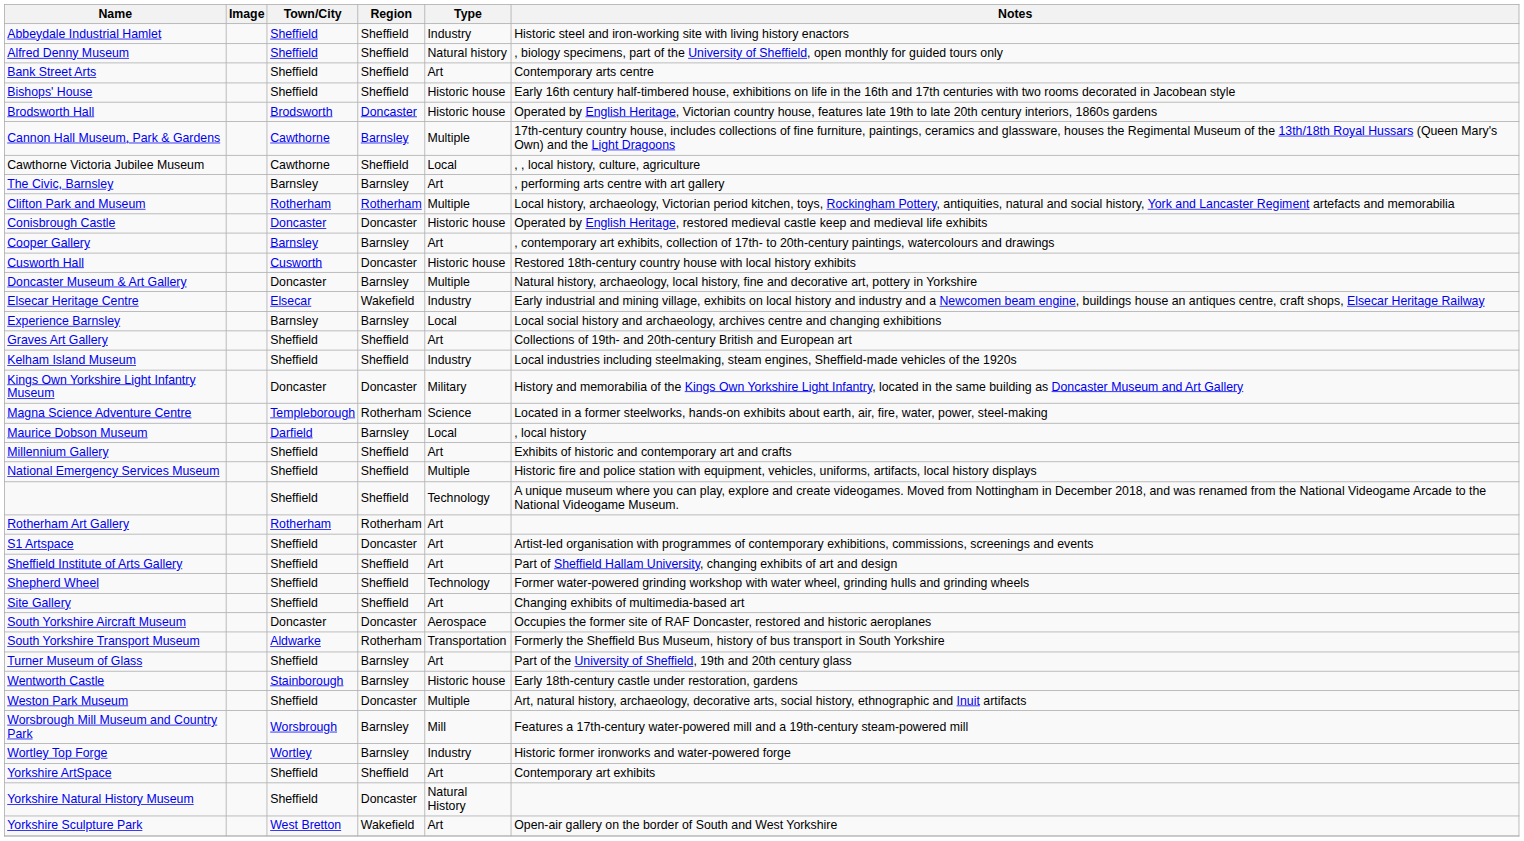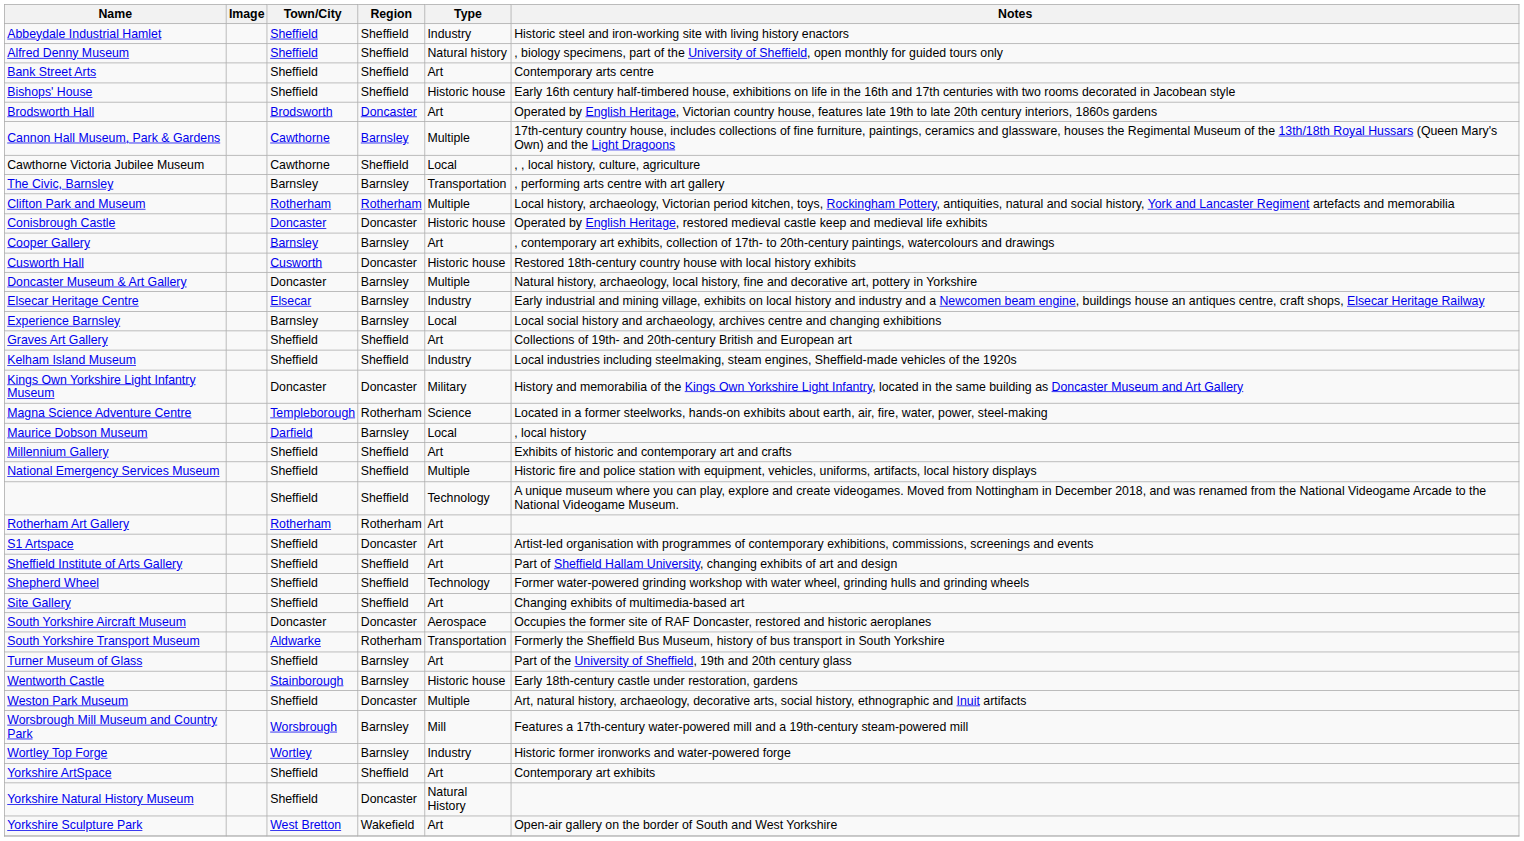(466, 111) Historic house -> (435, 111) Art
(435, 184) Art -> (467, 184) Transportation
(388, 301) Wakefield -> (385, 301) Barnsley
